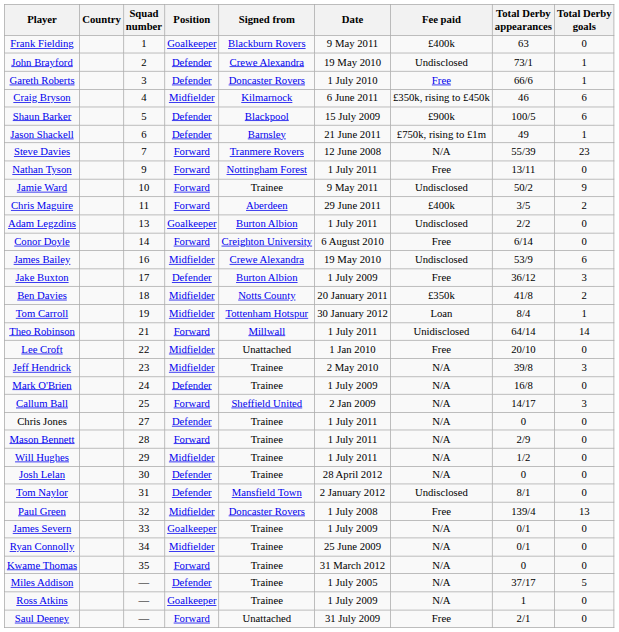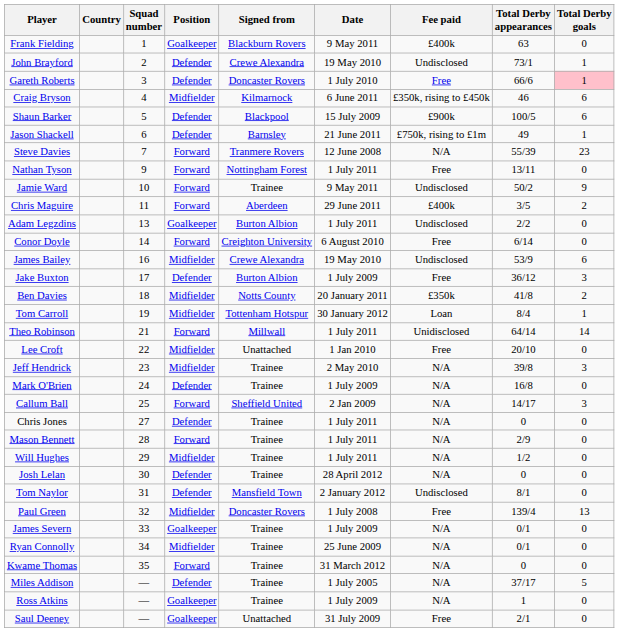(584, 80) no background -> (584, 80) pink background
(192, 618) Forward -> (192, 618) Goalkeeper
